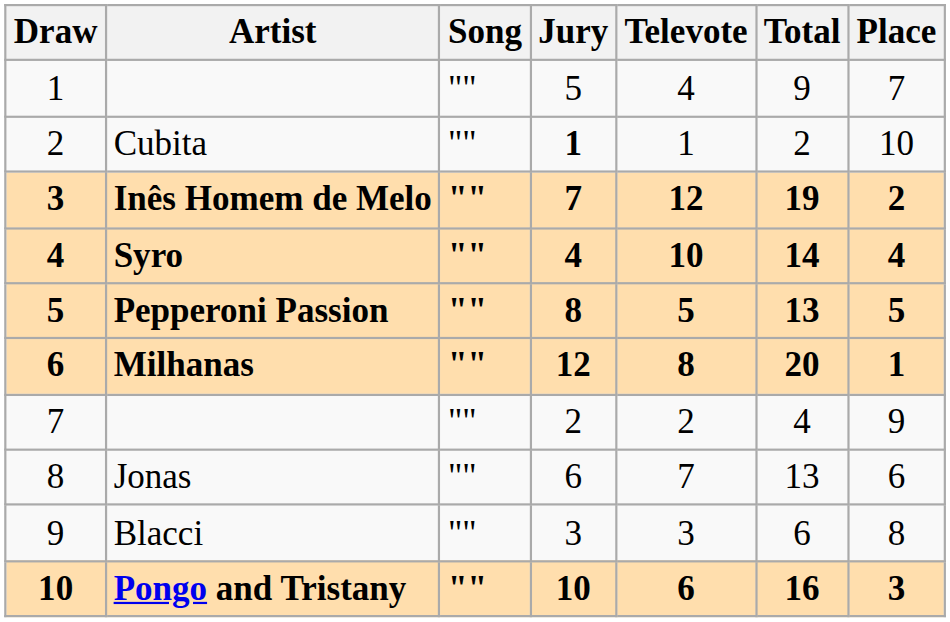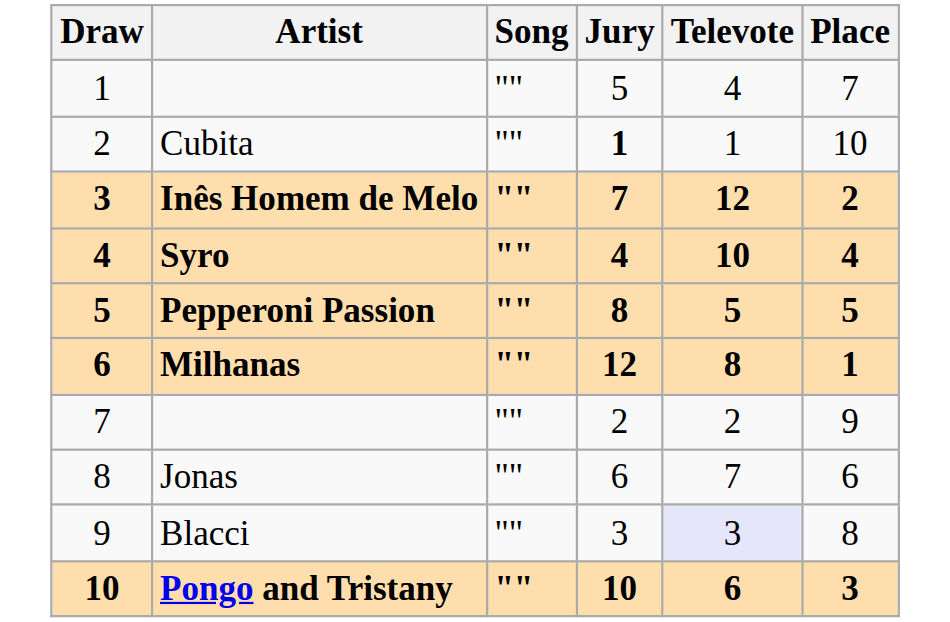- column: (802, 32)
(686, 532) no background -> (732, 532) lavender background
